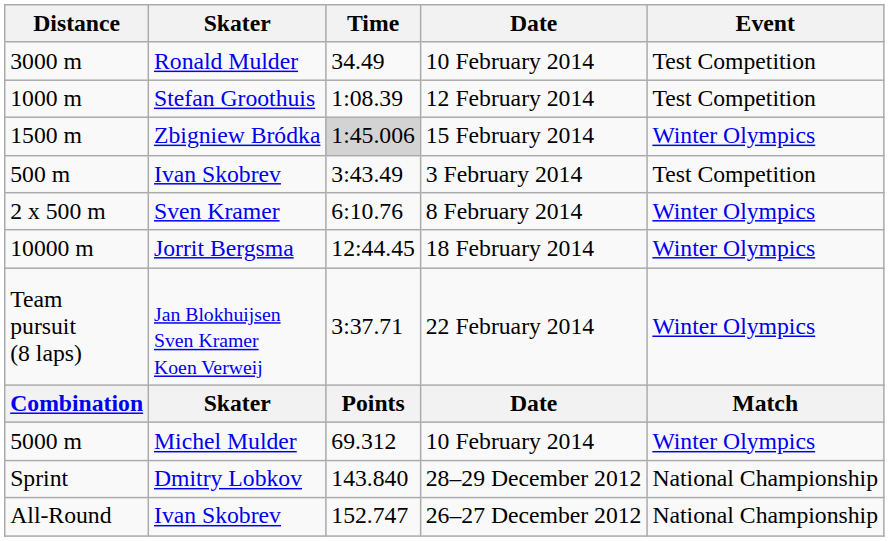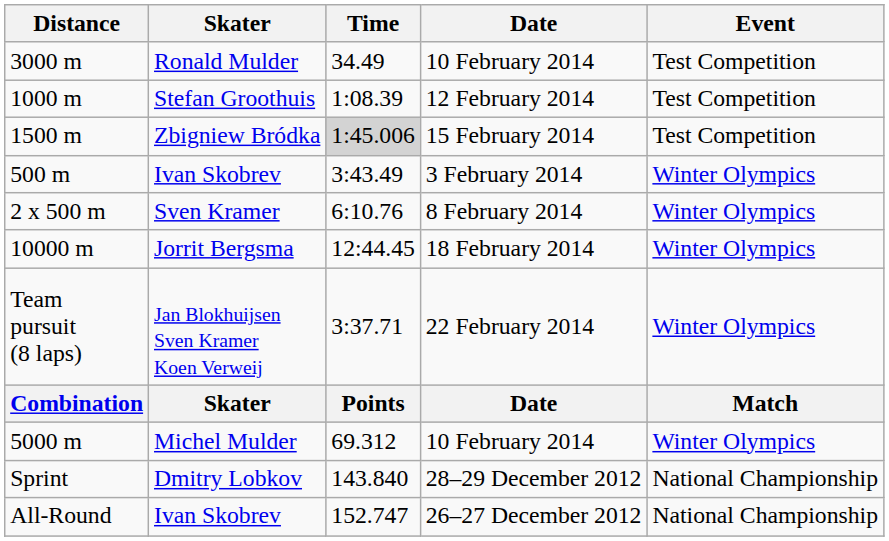(734, 135) Winter Olympics -> (734, 135) Test Competition
(734, 173) Test Competition -> (734, 173) Winter Olympics
